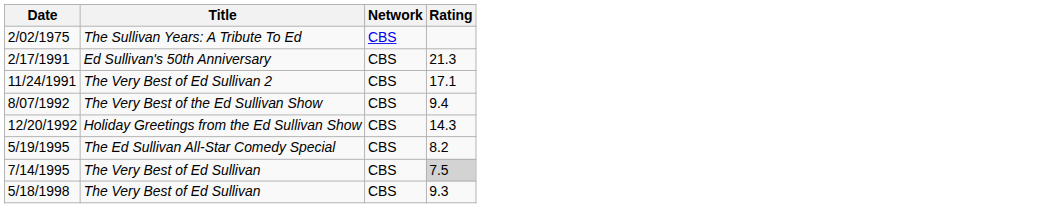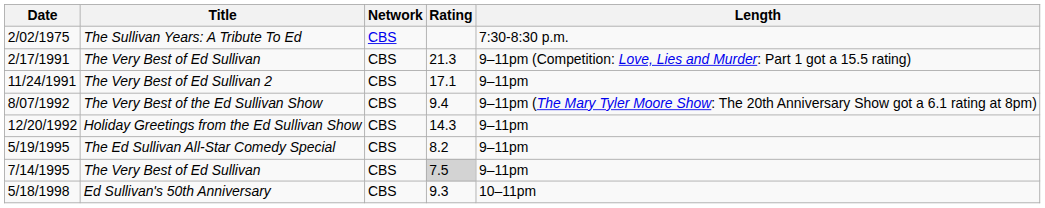+ column: (758, 15)
(177, 59) Ed Sullivan's 50th Anniversary -> (172, 59) The Very Best of Ed Sullivan
(172, 192) The Very Best of Ed Sullivan -> (177, 192) Ed Sullivan's 50th Anniversary
